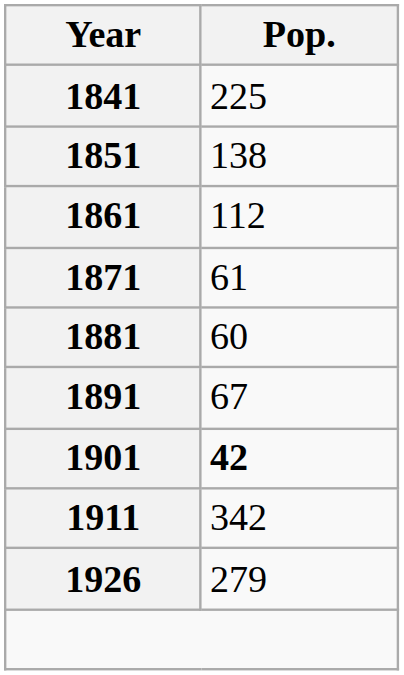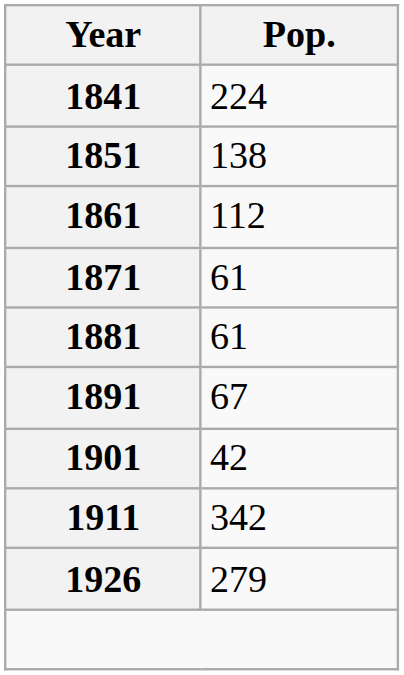(239, 95) 225 -> (239, 95) 224
(229, 336) 60 -> (229, 336) 61
(229, 457) bold -> (229, 457) normal
